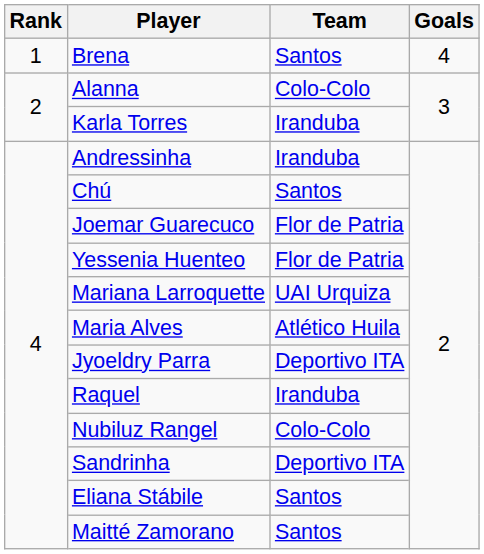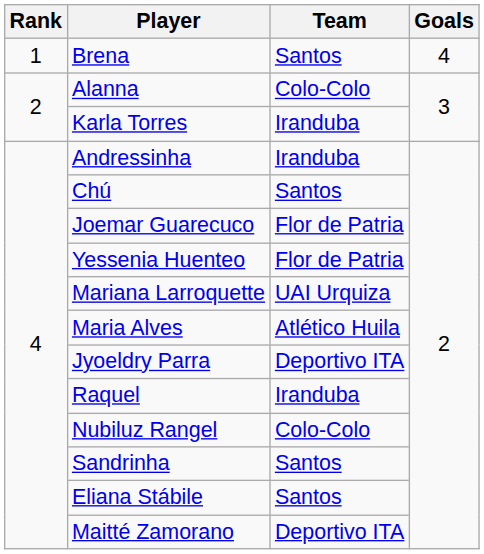(340, 463) Deportivo ITA -> (308, 463) Santos
(308, 531) Santos -> (340, 531) Deportivo ITA
